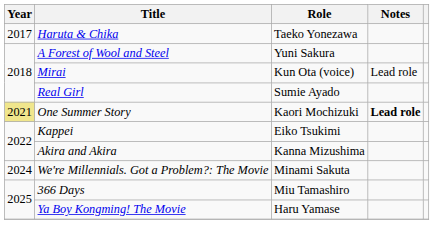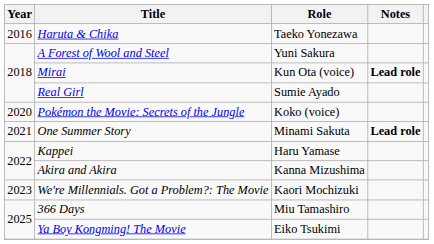(20, 33) 2017 -> (20, 33) 2016
(394, 72) normal -> (395, 72) bold
+ row: (141, 111)
(20, 111) khaki background -> (20, 131) no background
(316, 111) Kaori Mochizuki -> (312, 131) Minami Sakuta
(307, 131) Eiko Tsukimi -> (307, 151) Haru Yamase
(20, 170) 2024 -> (20, 190) 2023
(312, 170) Minami Sakuta -> (316, 190) Kaori Mochizuki
(307, 209) Haru Yamase -> (307, 229) Eiko Tsukimi
